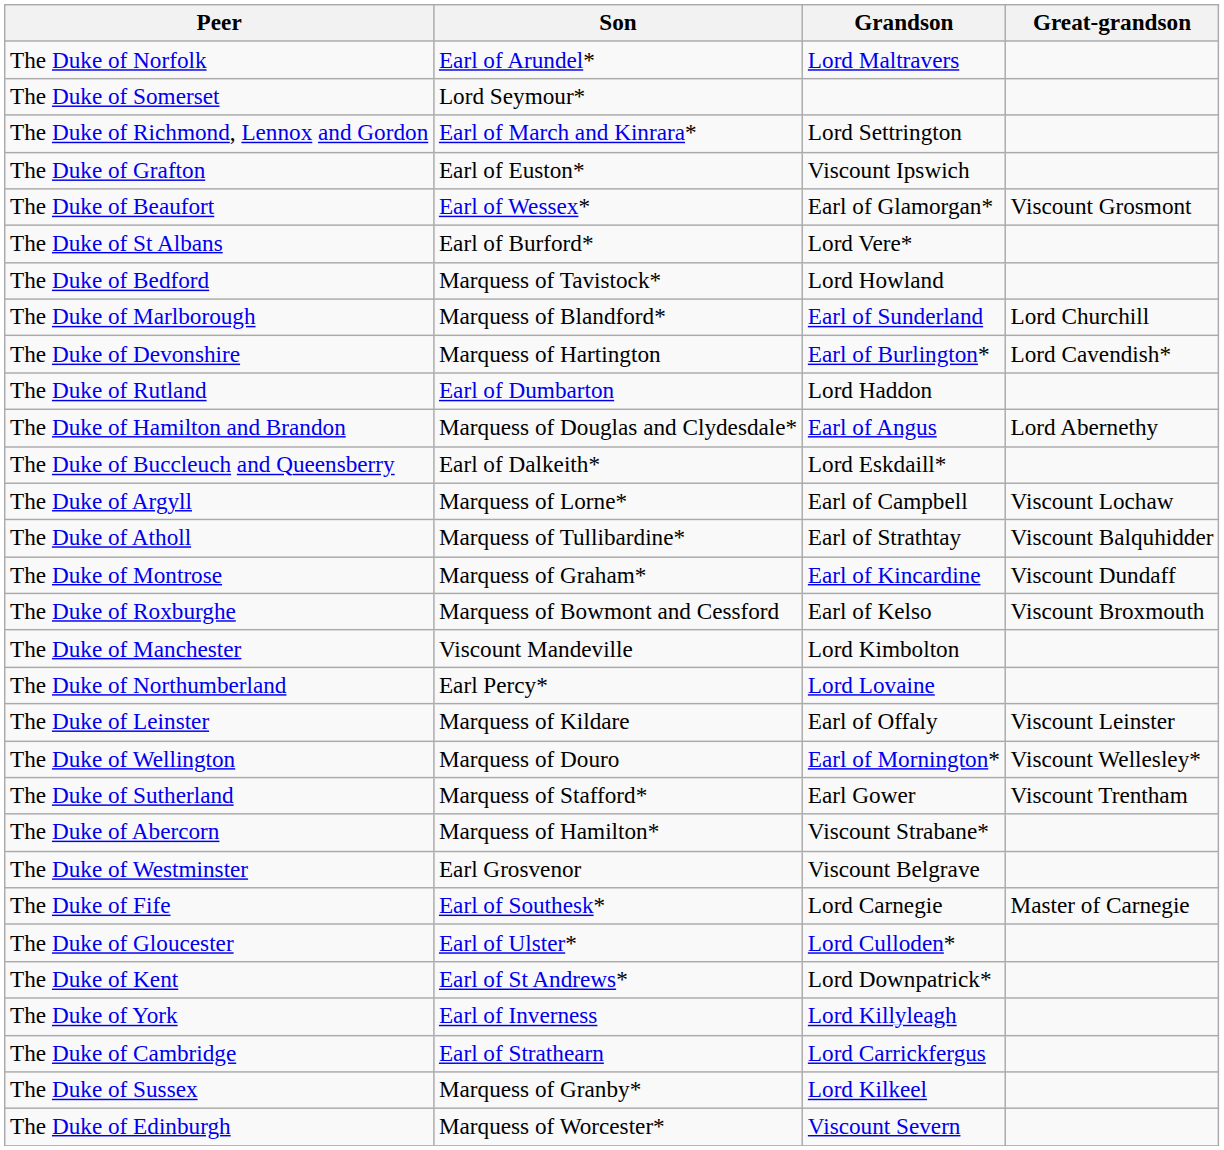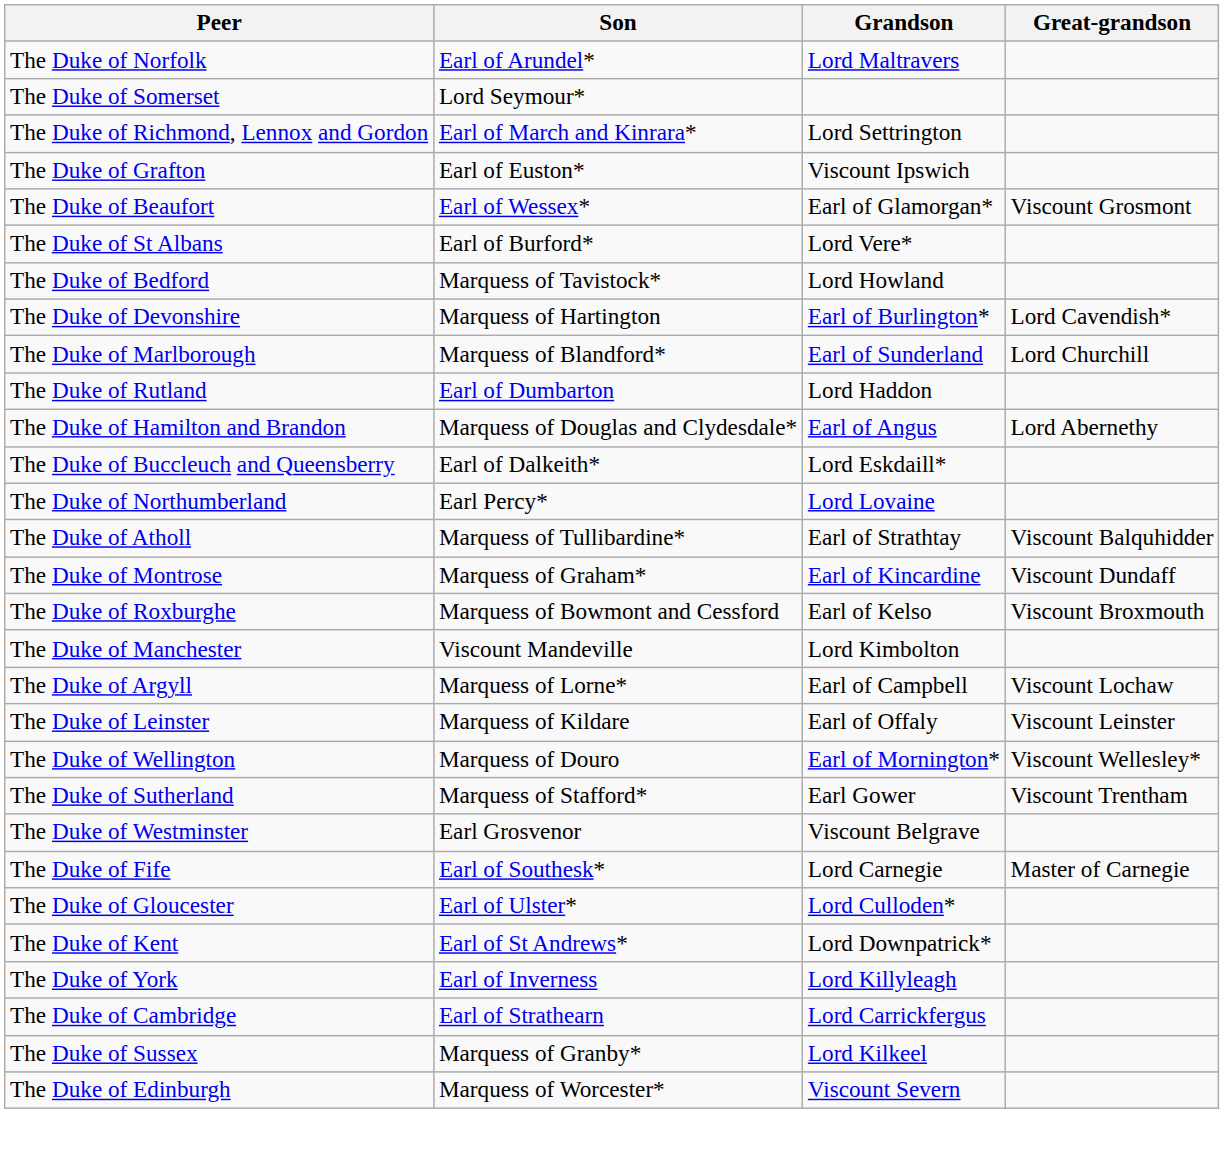rows swapped: (125, 354) <-> (133, 317)
rows swapped: (101, 501) <-> (148, 685)
- row: (115, 832)
